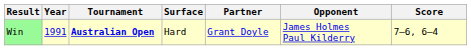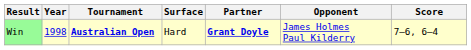(55, 32) 1991 -> (55, 32) 1998
(238, 32) normal -> (238, 32) bold
